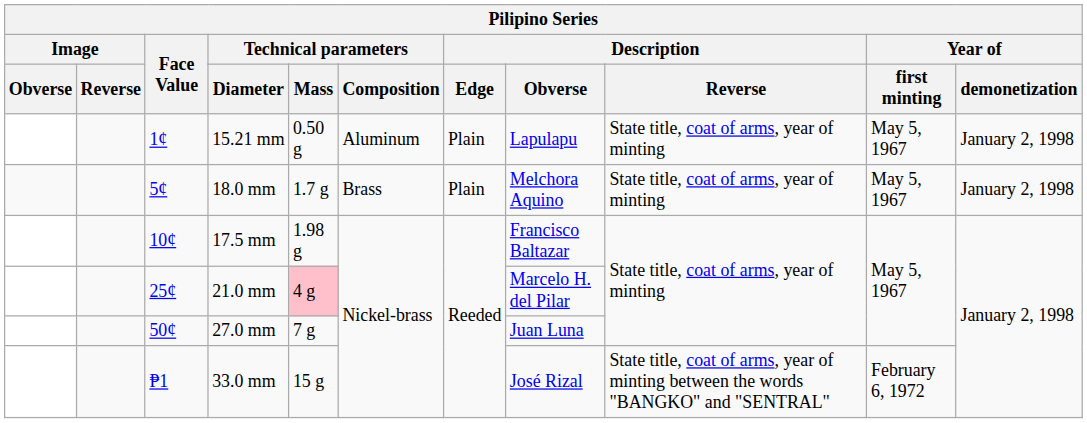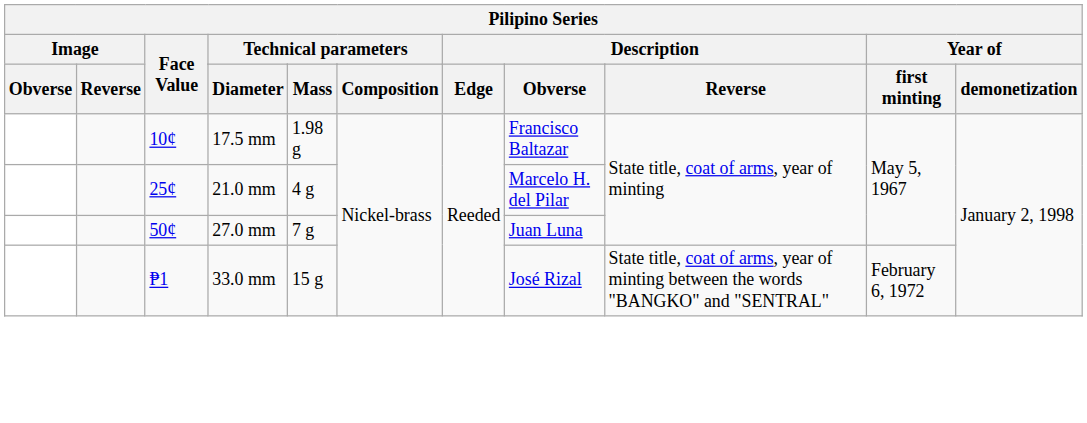- row: (248, 139)
- row: (244, 190)
(304, 291) pink background -> (303, 190) no background
